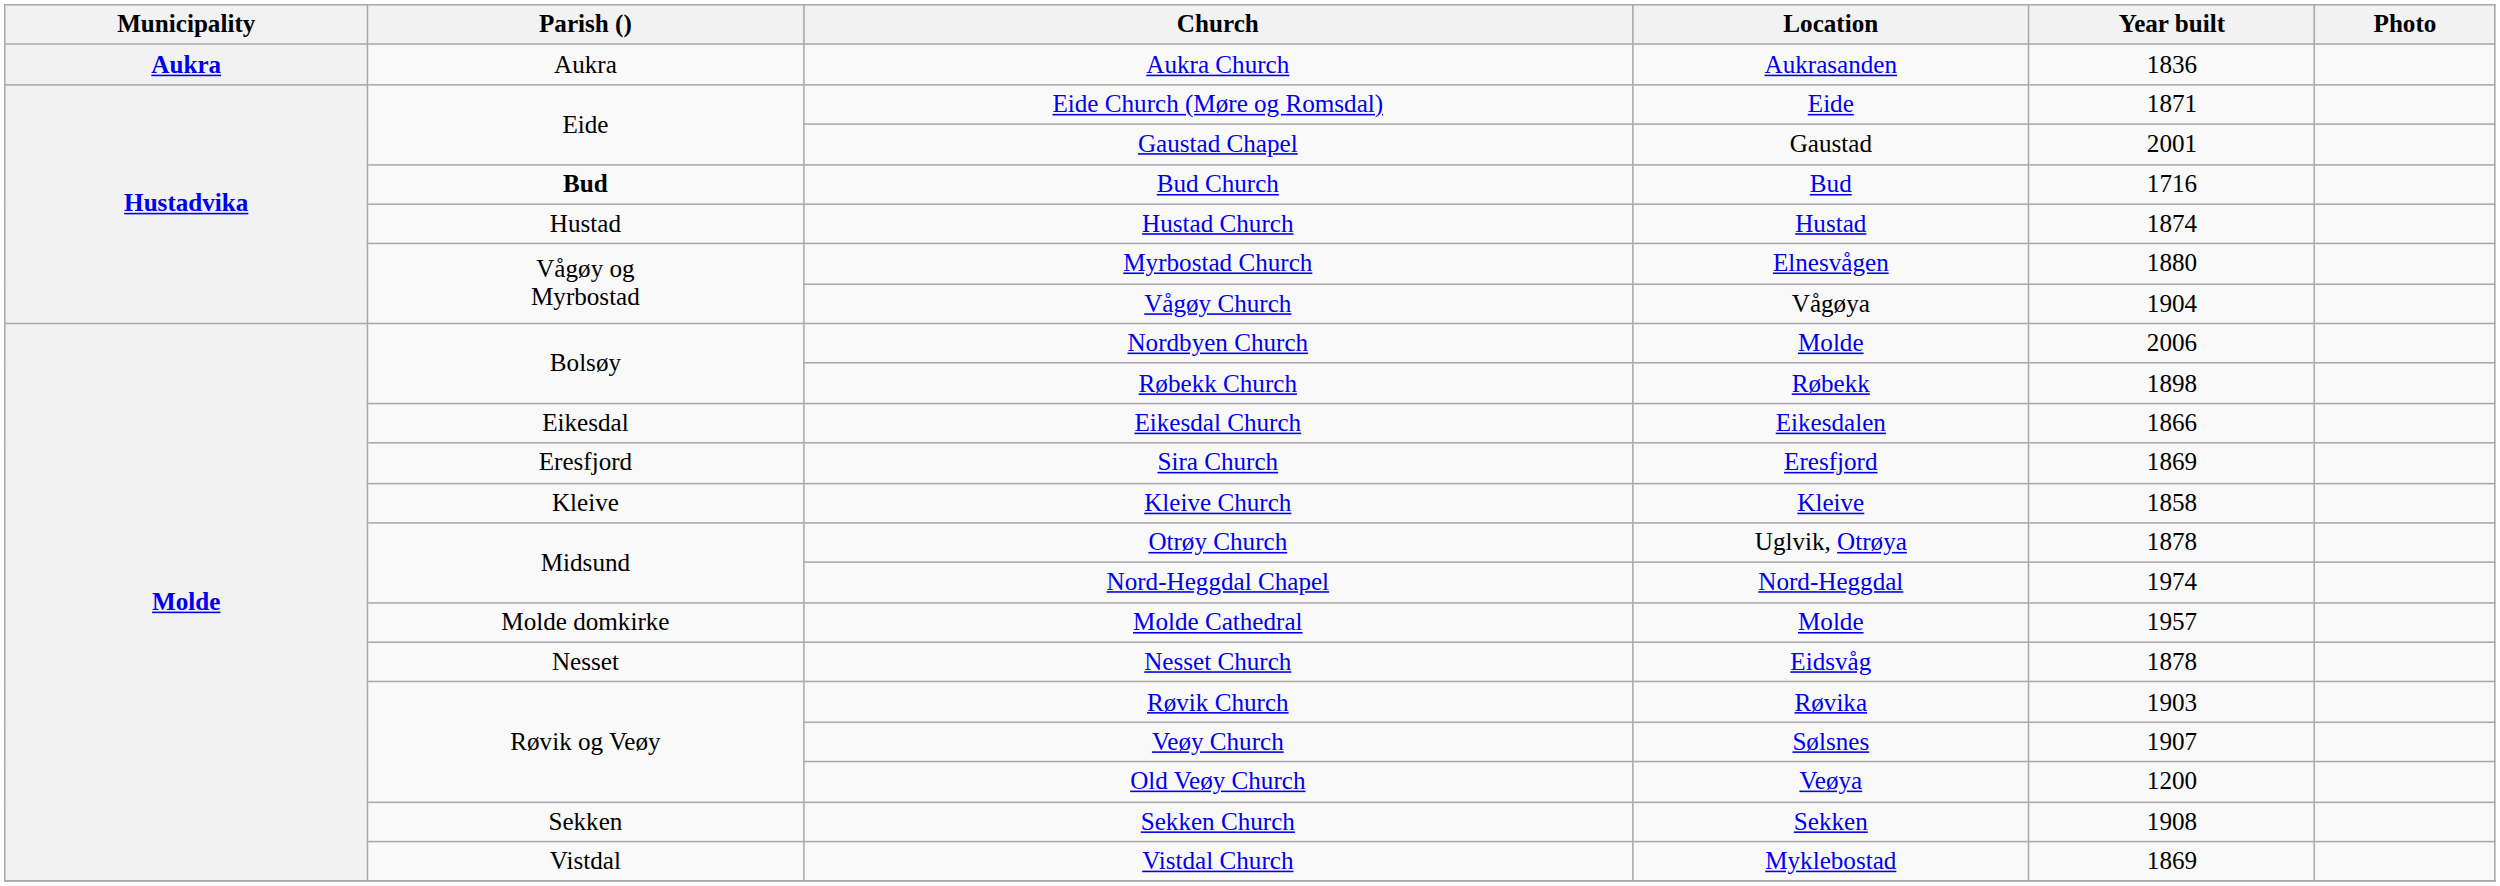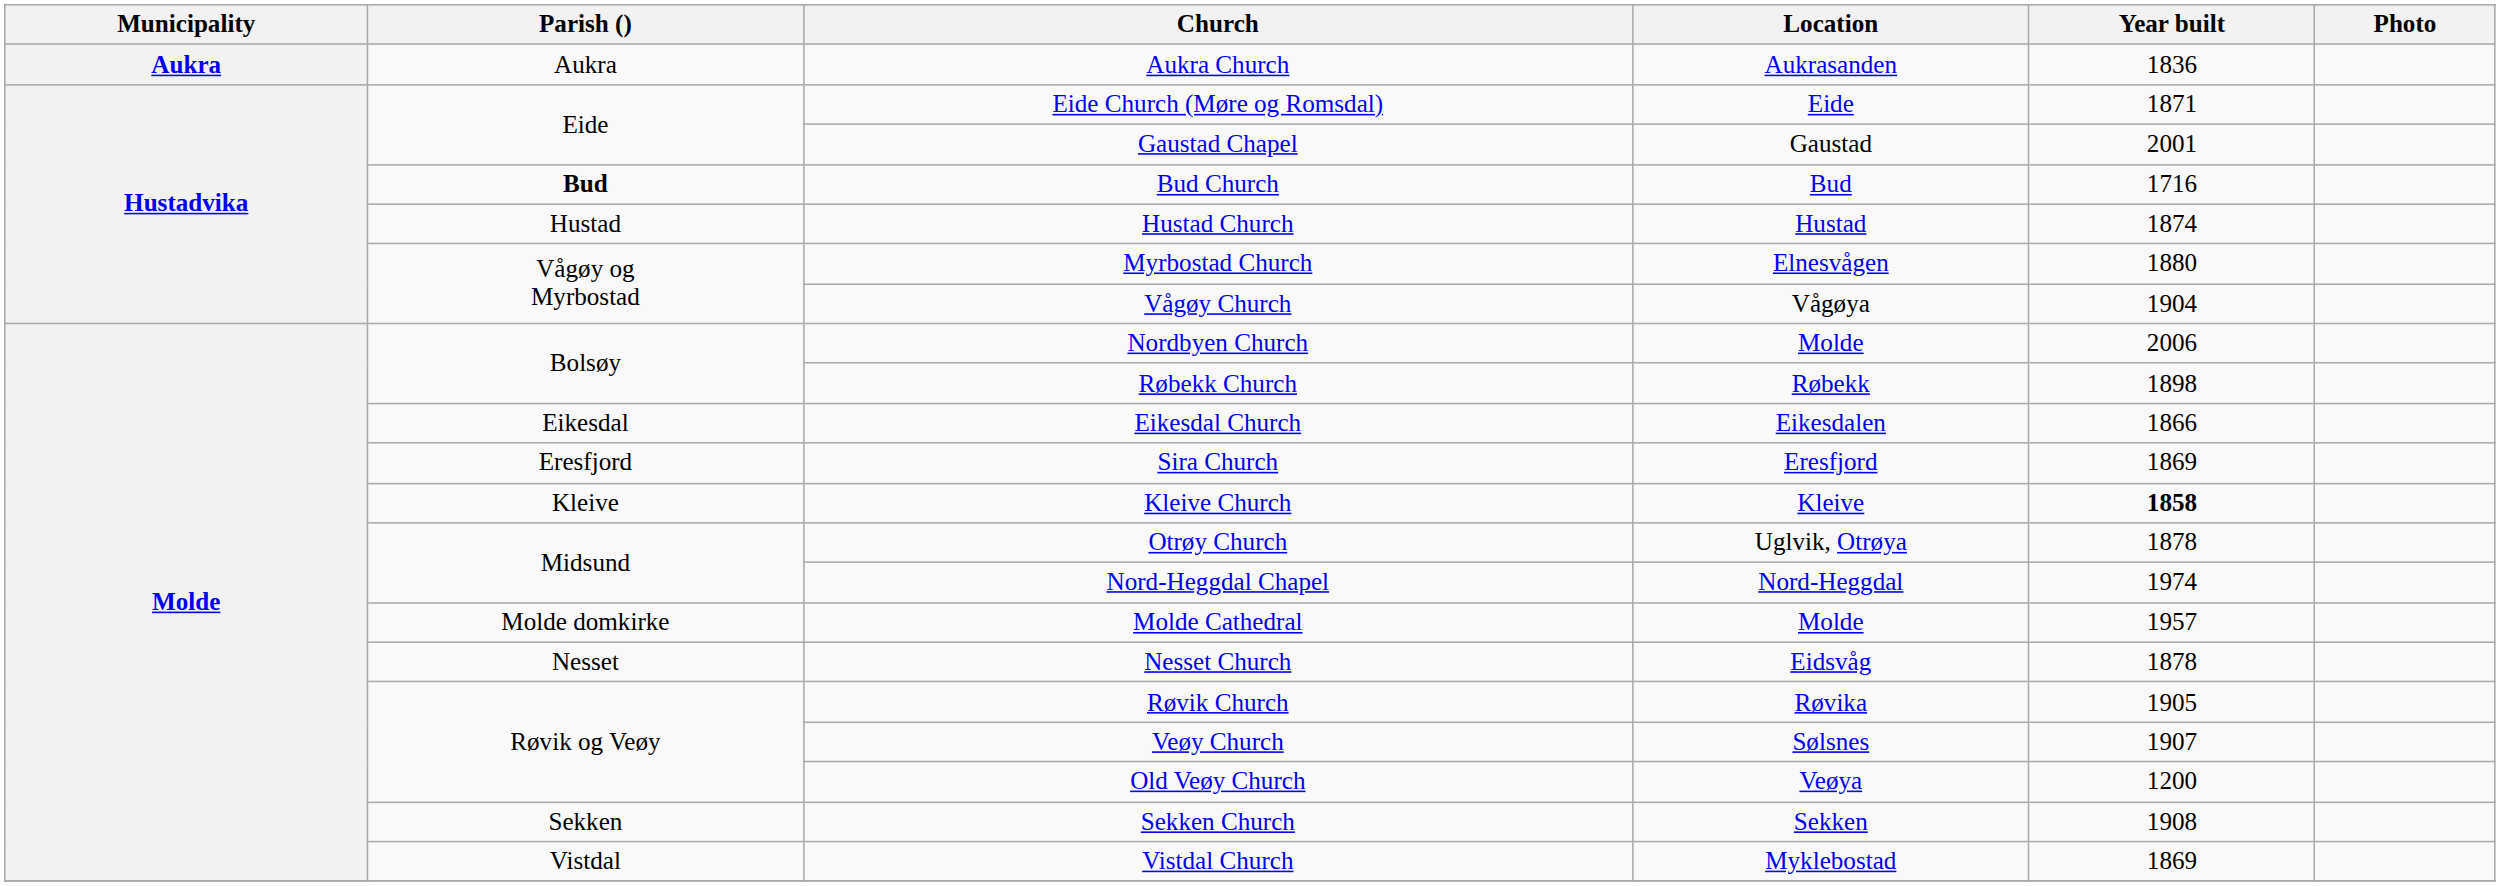(2172, 502) normal -> (2172, 502) bold
(2172, 701) 1903 -> (2172, 701) 1905
